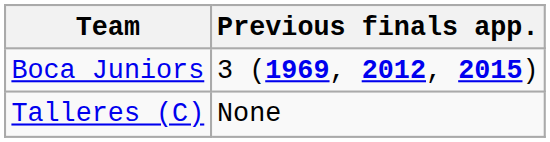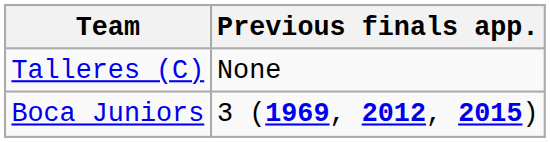rows swapped: (108, 114) <-> (108, 70)
